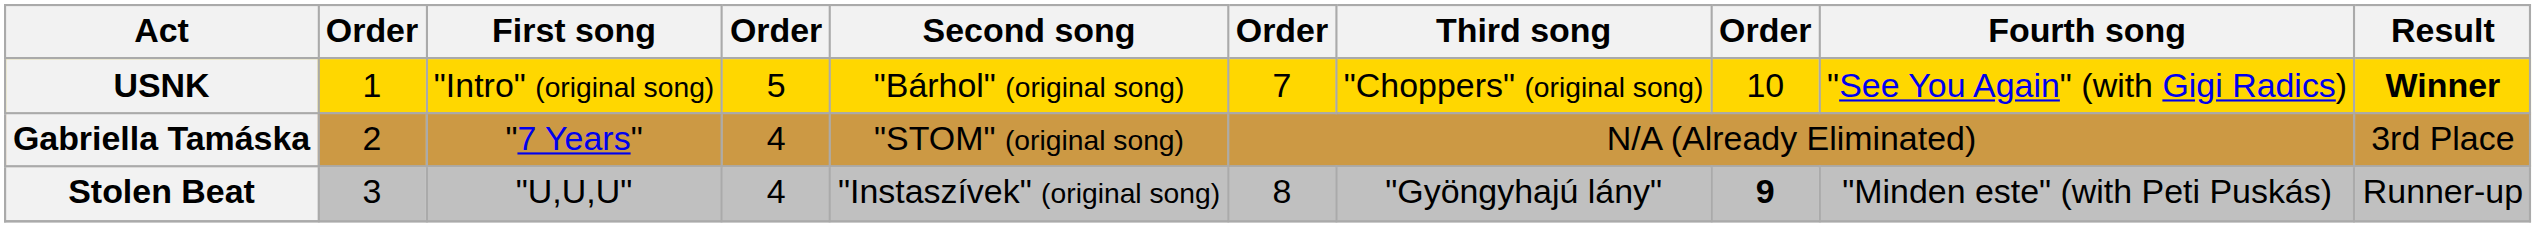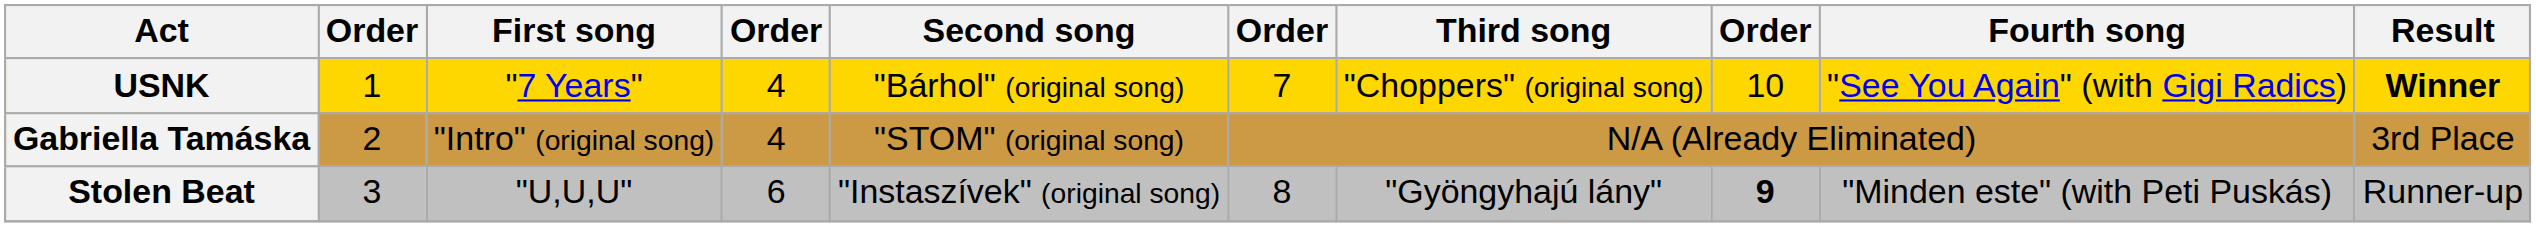(574, 85) "Intro" (original song) -> (574, 85) "7 Years"
(776, 85) 5 -> (776, 85) 4
(574, 138) "7 Years" -> (574, 138) "Intro" (original song)
(776, 192) 4 -> (776, 192) 6
